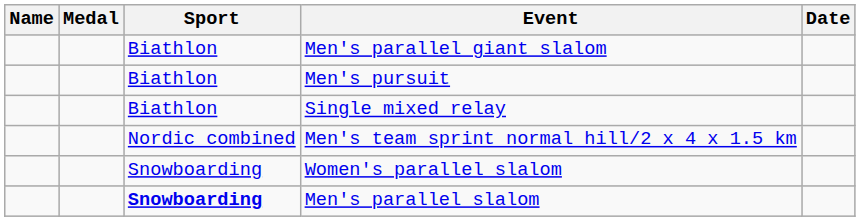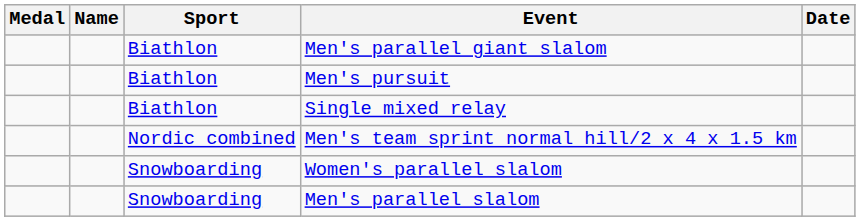columns swapped: (91, 20) <-> (32, 20)
(195, 201) bold -> (195, 201) normal
